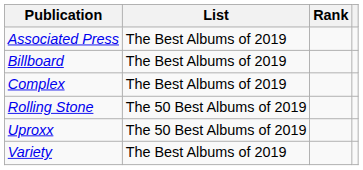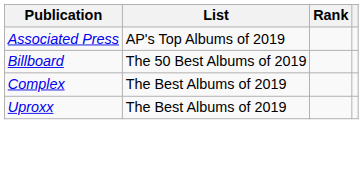(206, 38) The Best Albums of 2019 -> (205, 38) AP's Top Albums of 2019
(206, 61) The Best Albums of 2019 -> (216, 61) The 50 Best Albums of 2019
- row: (51, 107)
(216, 130) The 50 Best Albums of 2019 -> (206, 107) The Best Albums of 2019
- row: (30, 152)
